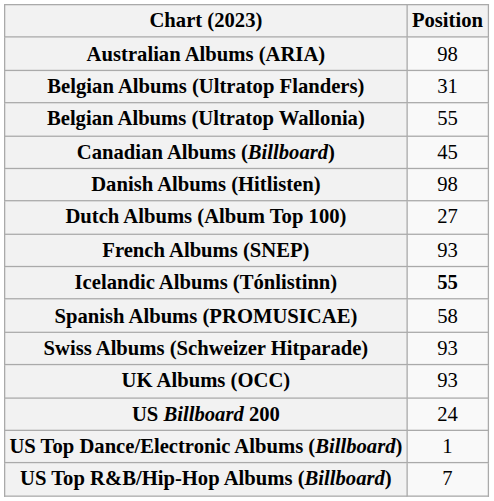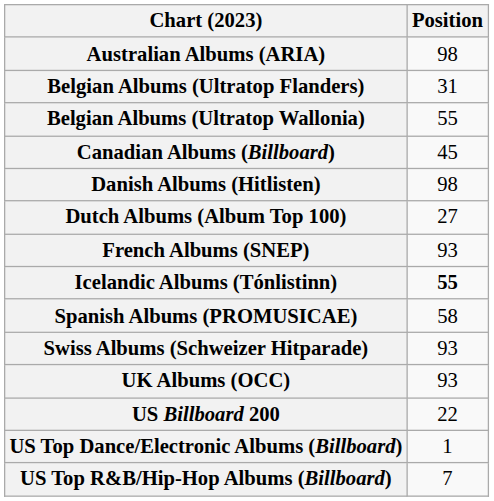(447, 413) 24 -> (447, 413) 22
